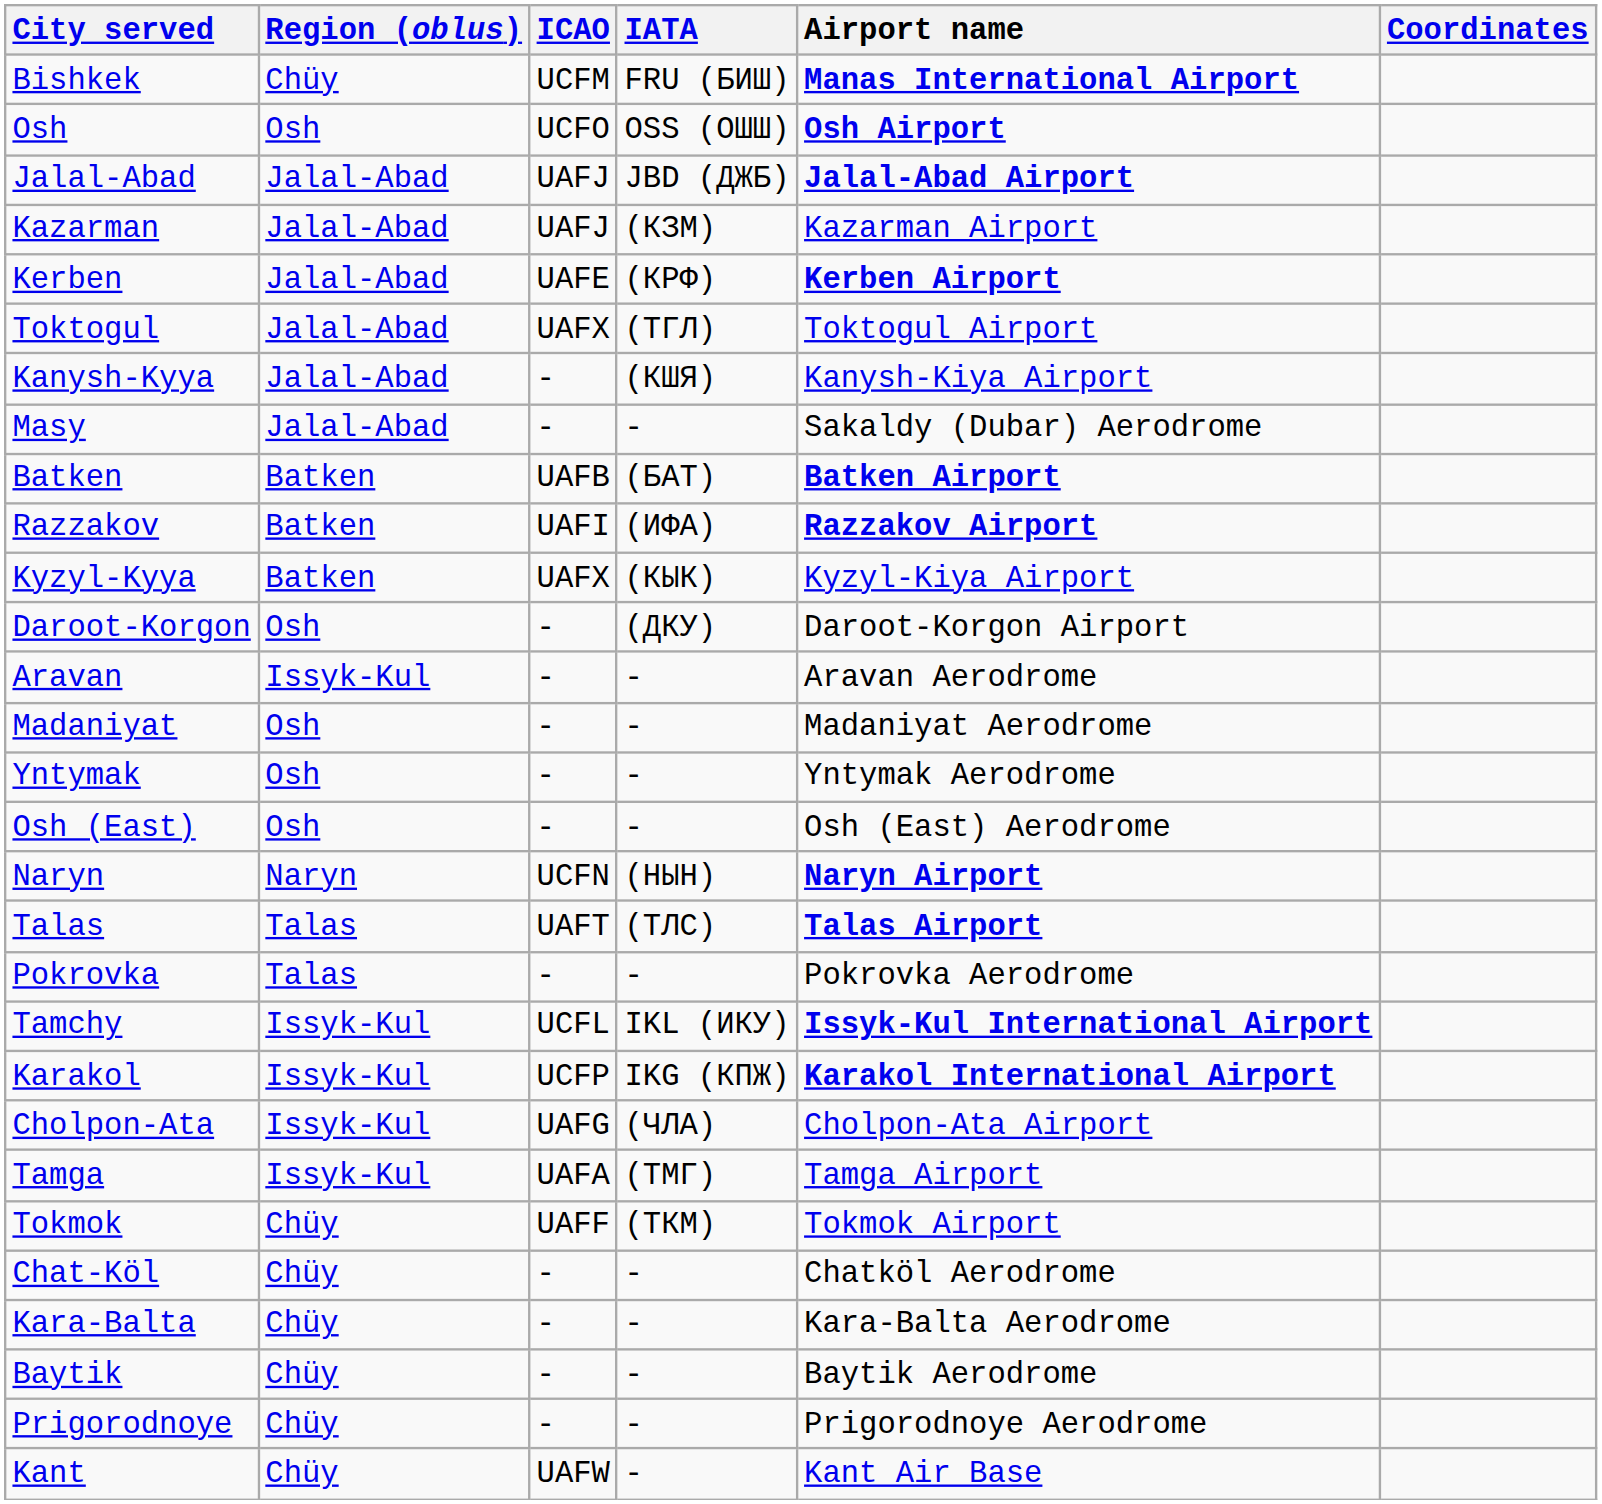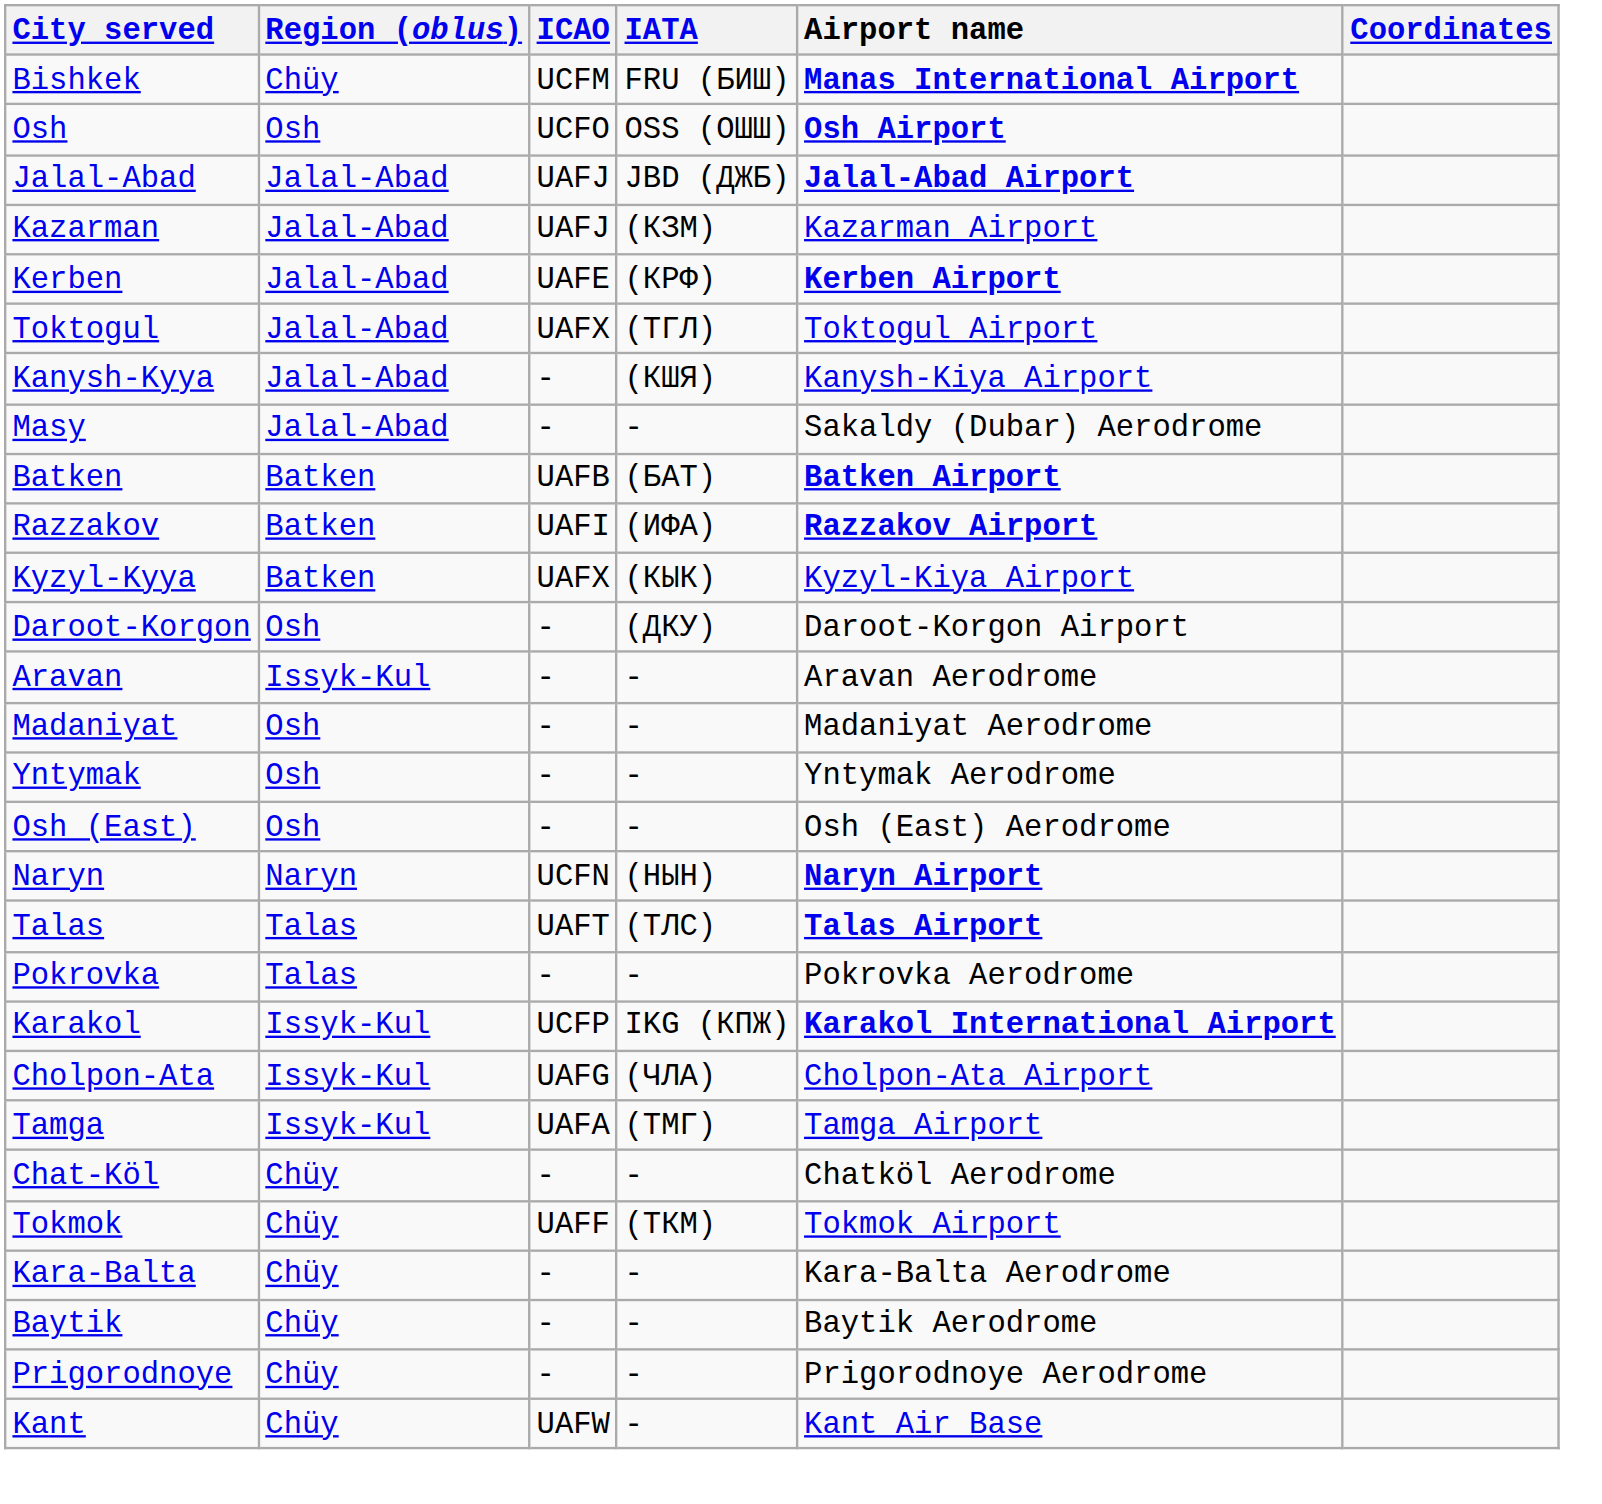- row: (67, 1026)
rows swapped: (67, 1225) <-> (86, 1275)
